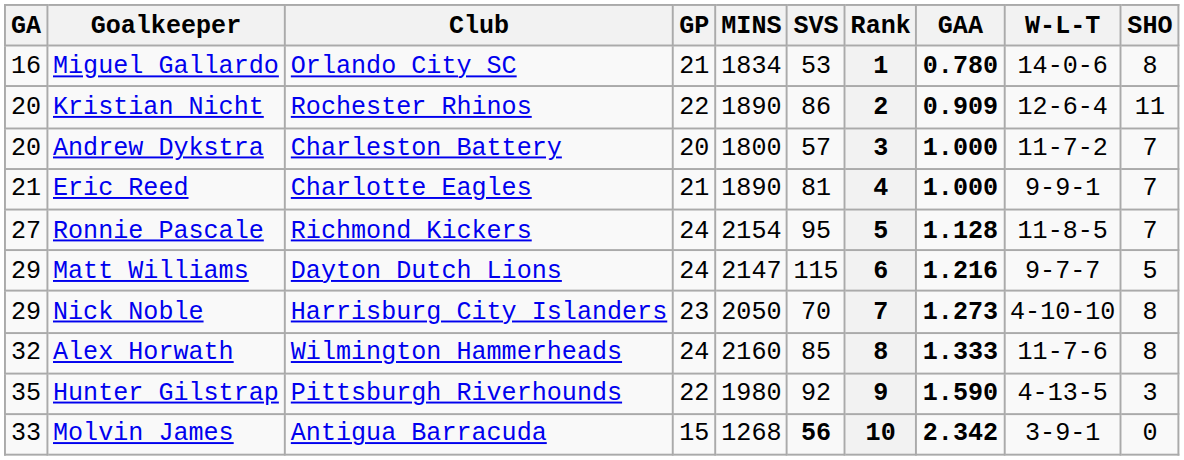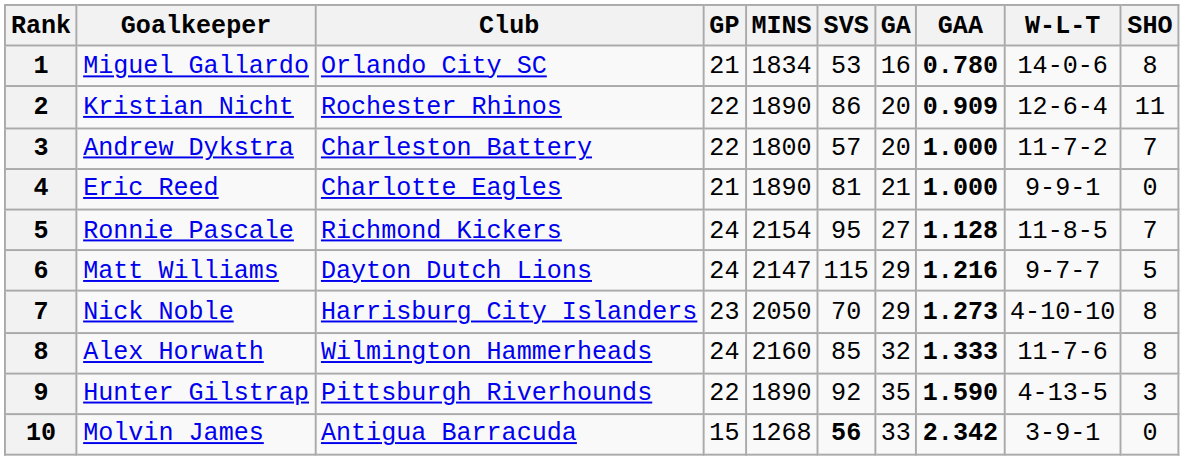columns swapped: (881, 25) <-> (26, 25)
(694, 148) 20 -> (724, 148) 22
(1150, 189) 7 -> (1150, 189) 0
(751, 393) 1980 -> (782, 393) 1890
